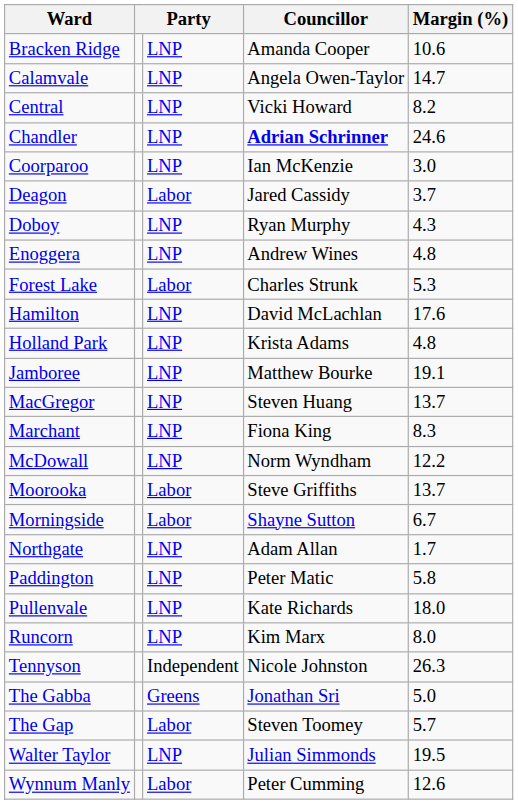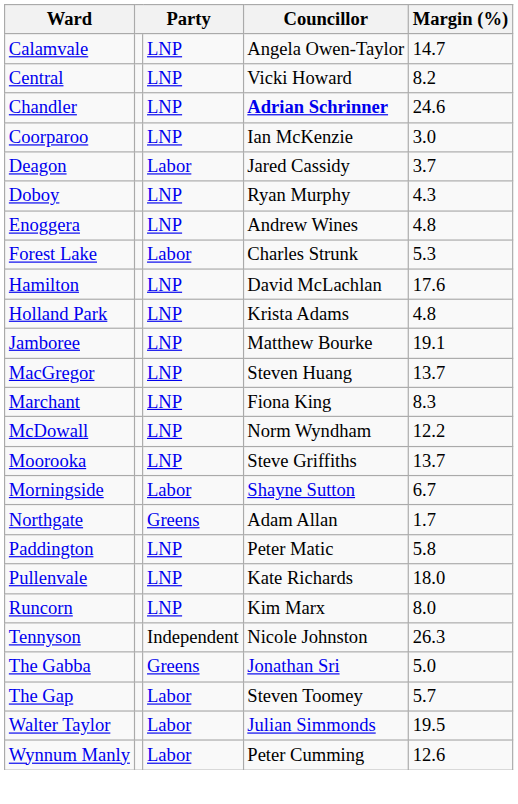- row: (64, 48)
(169, 490) Labor -> (165, 460) LNP
(165, 549) LNP -> (173, 519) Greens
(165, 755) LNP -> (169, 725) Labor
